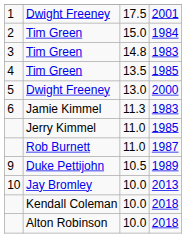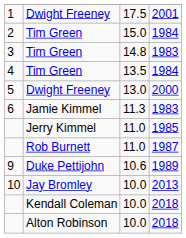(165, 71) 1985 -> (165, 71) 1984
(135, 166) 10.5 -> (135, 166) 10.6
